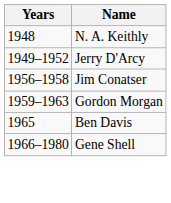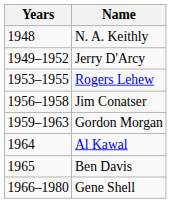+ row: (114, 79)
+ row: (101, 144)
